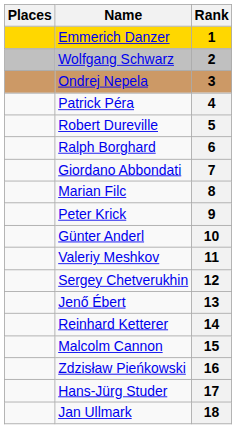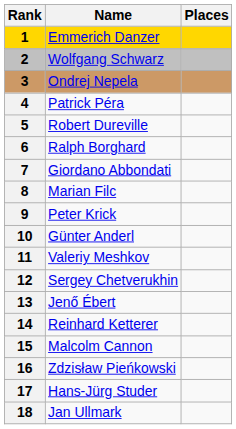columns swapped: (212, 15) <-> (30, 15)
